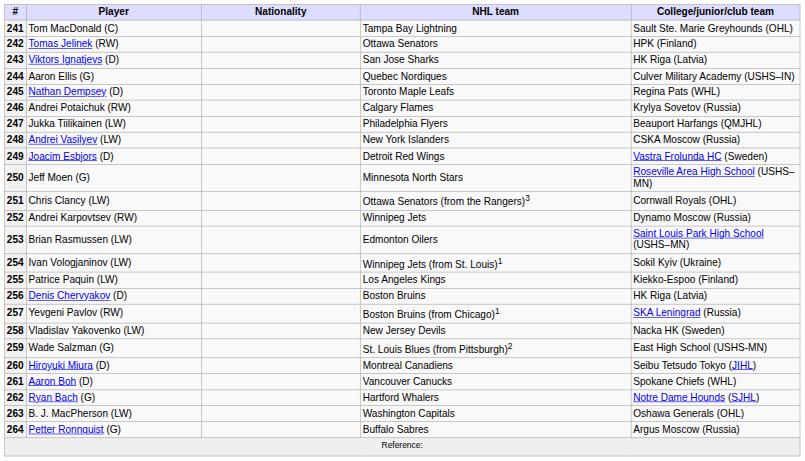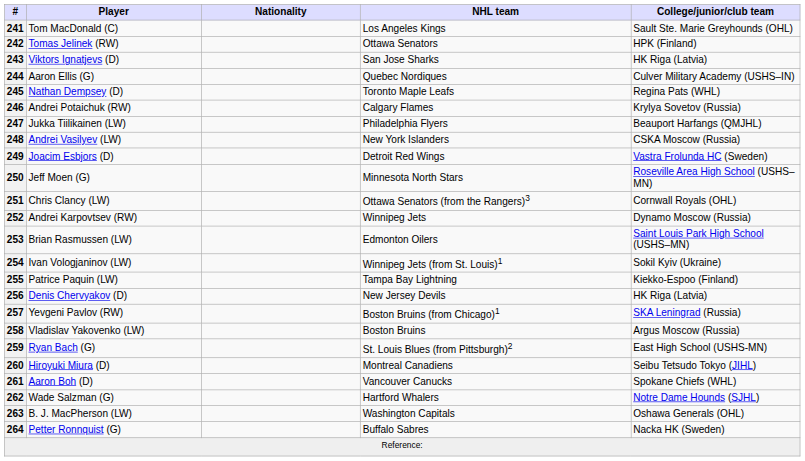(410, 28) Tampa Bay Lightning -> (404, 28) Los Angeles Kings
(404, 280) Los Angeles Kings -> (410, 280) Tampa Bay Lightning
(394, 296) Boston Bruins -> (404, 296) New Jersey Devils
(404, 331) New Jersey Devils -> (394, 331) Boston Bruins
(679, 331) Nacka HK (Sweden) -> (686, 331) Argus Moscow (Russia)
(71, 348) Wade Salzman (G) -> (62, 348) Ryan Bach (G)
(62, 397) Ryan Bach (G) -> (71, 397) Wade Salzman (G)
(686, 429) Argus Moscow (Russia) -> (679, 429) Nacka HK (Sweden)
